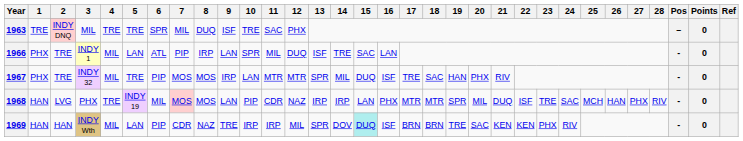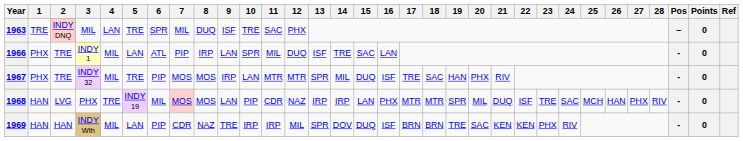(112, 30) TRE -> (112, 30) LAN
(366, 125) paleturquoise background -> (366, 125) no background
